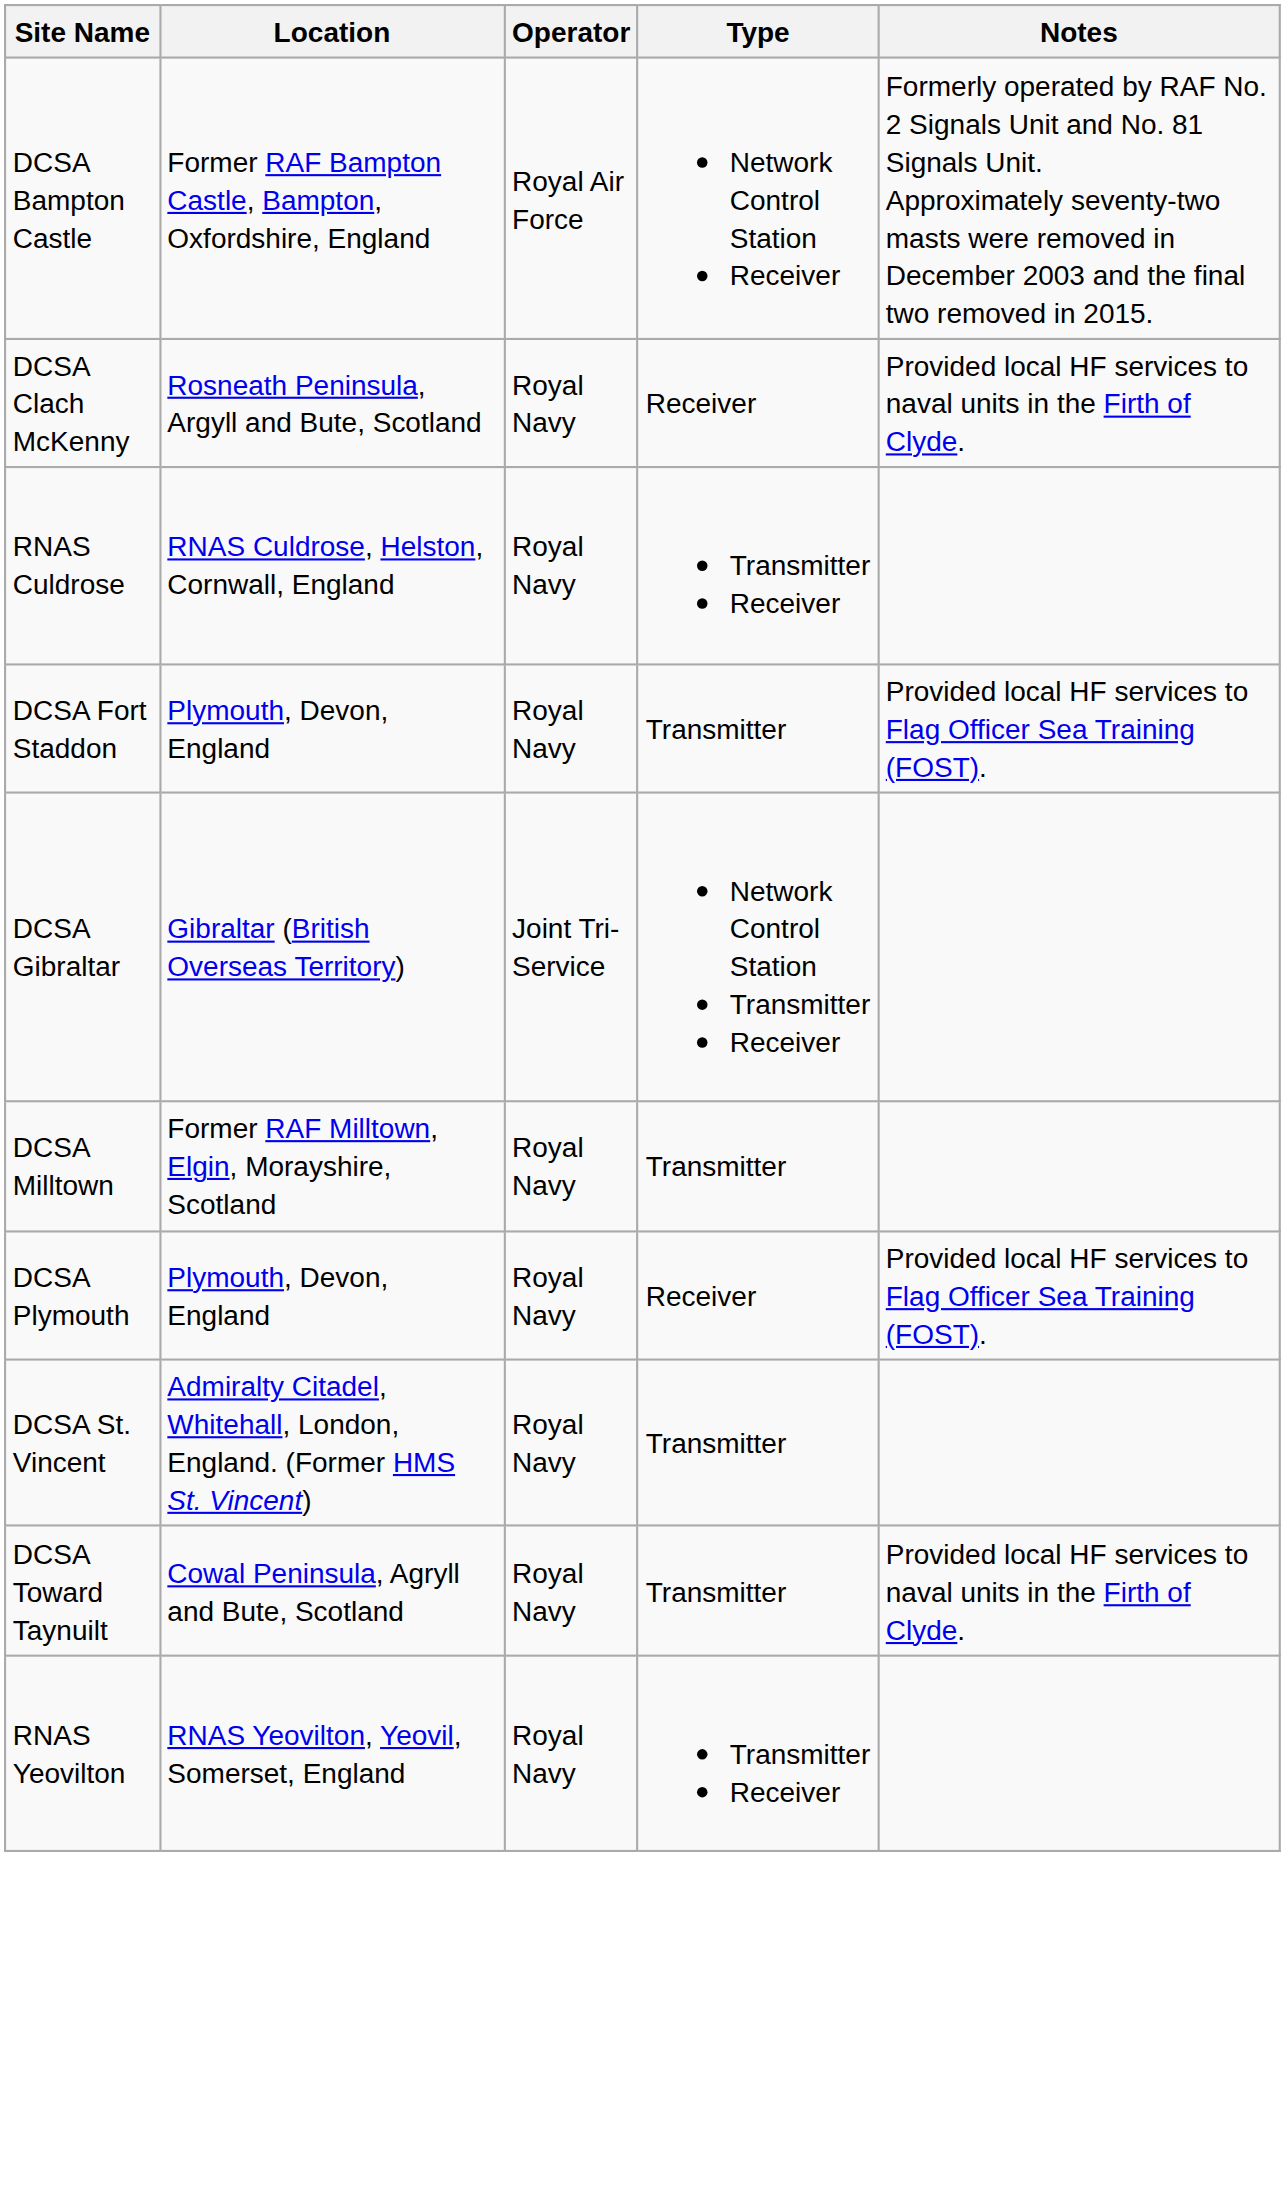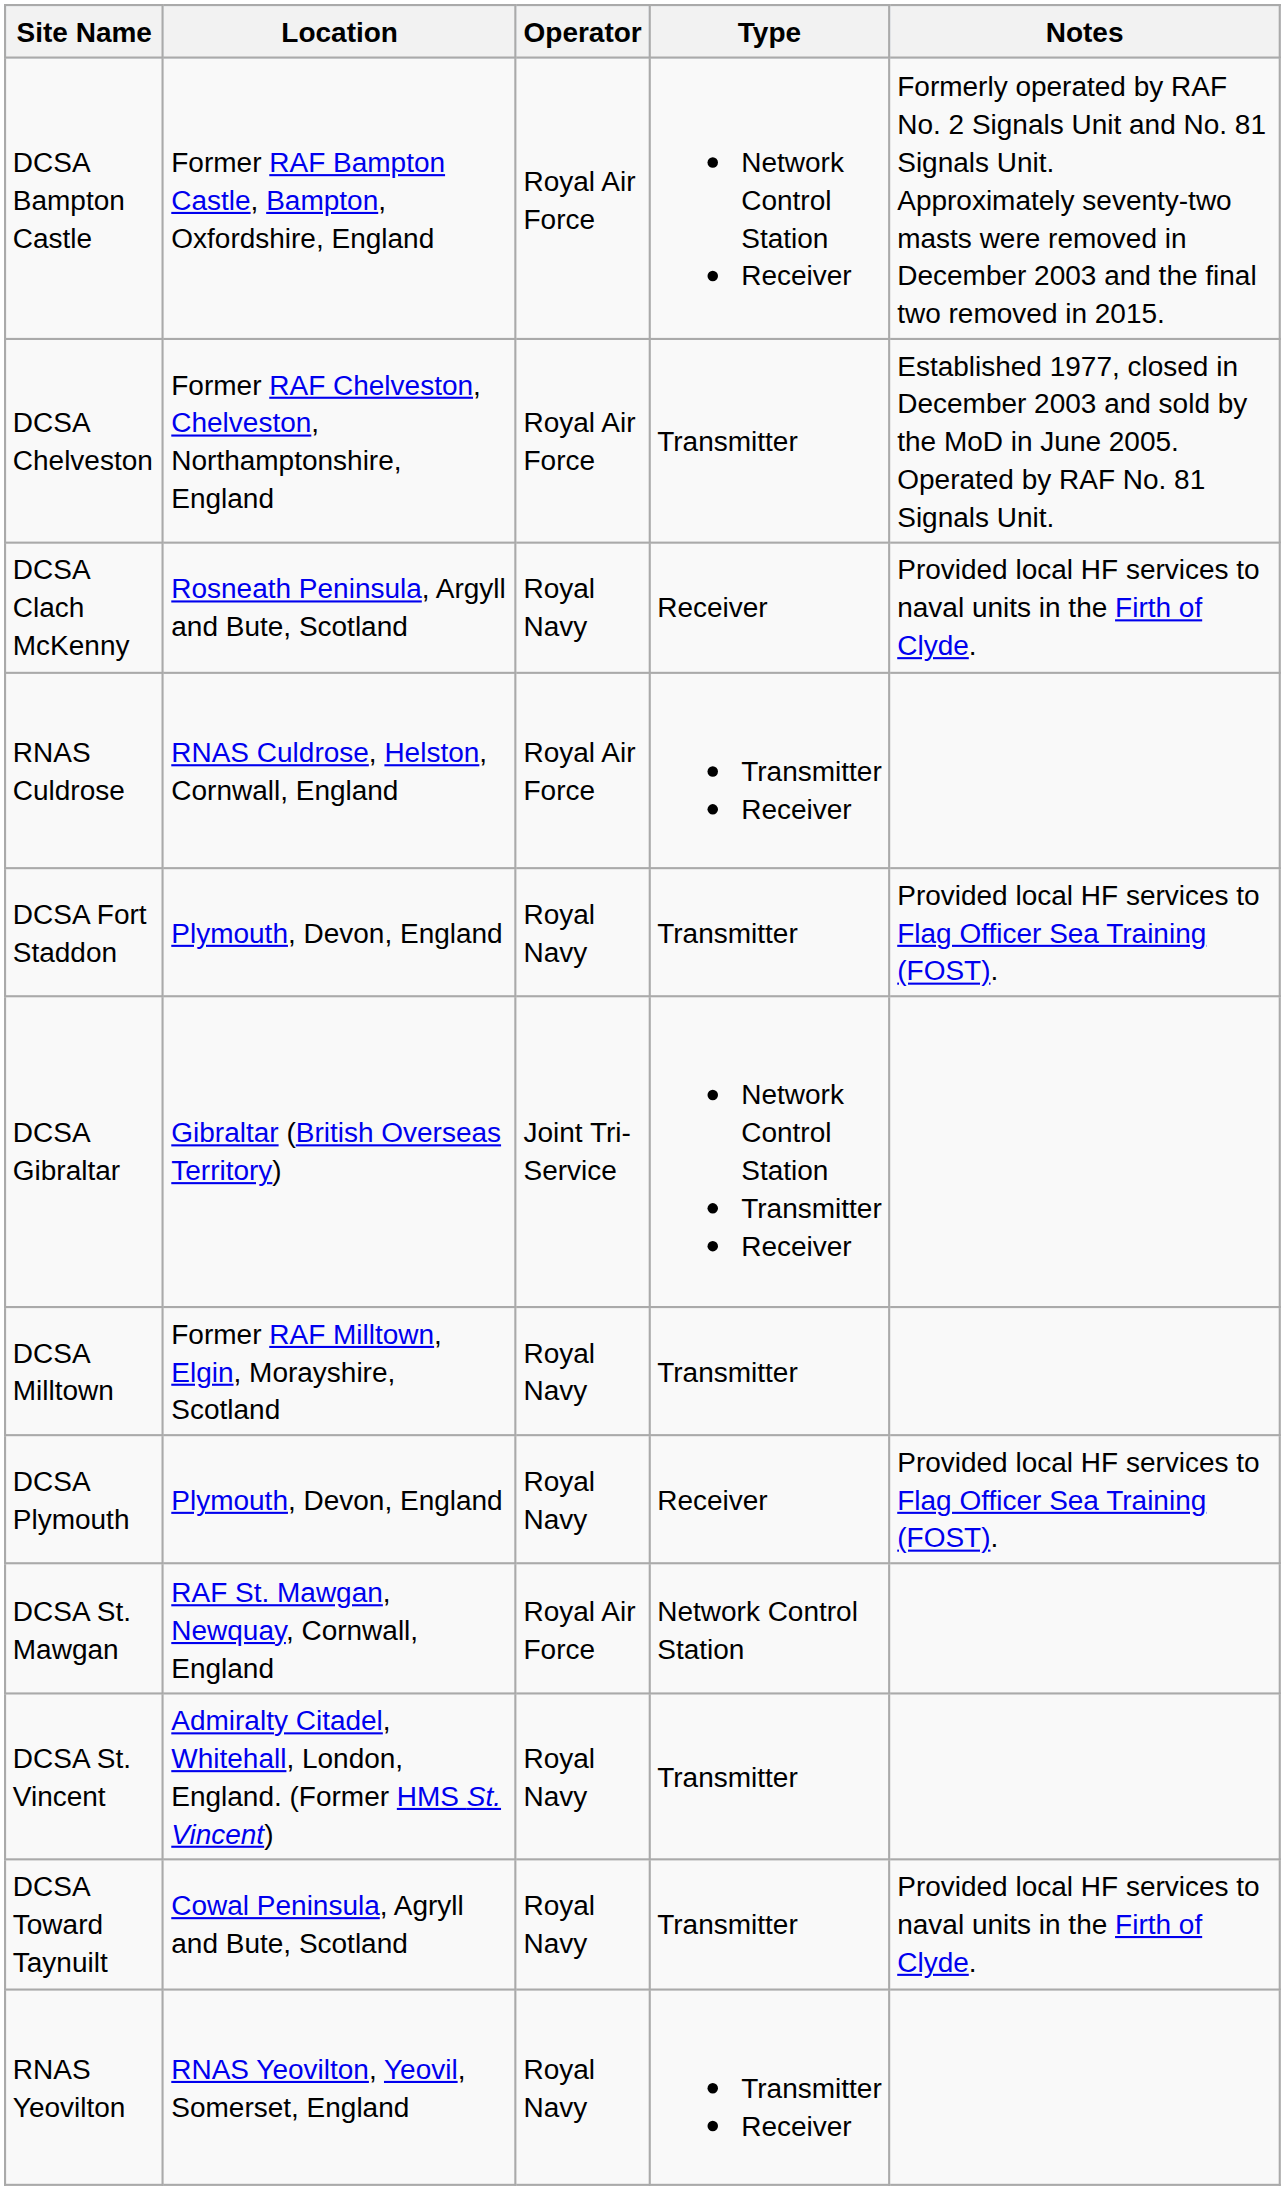+ row: (83, 442)
(548, 566) Royal Navy -> (580, 771) Royal Air Force
+ row: (72, 1630)
